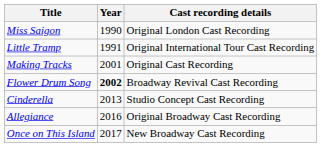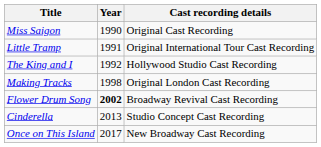(198, 30) Original London Cast Recording -> (180, 30) Original Cast Recording
+ row: (40, 64)
(111, 64) 2001 -> (111, 82) 1998
(180, 64) Original Cast Recording -> (198, 82) Original London Cast Recording
- row: (30, 116)
